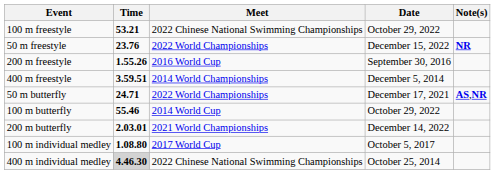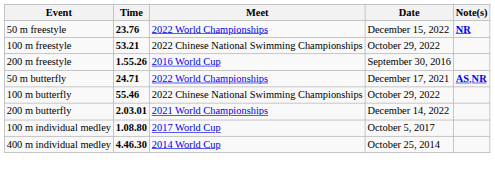rows swapped: (36, 45) <-> (39, 29)
- row: (39, 78)
(186, 111) 2014 World Cup -> (257, 95) 2022 Chinese National Swimming Championships
(131, 161) lightgrey background -> (131, 144) no background
(257, 161) 2022 Chinese National Swimming Championships -> (186, 144) 2014 World Cup
